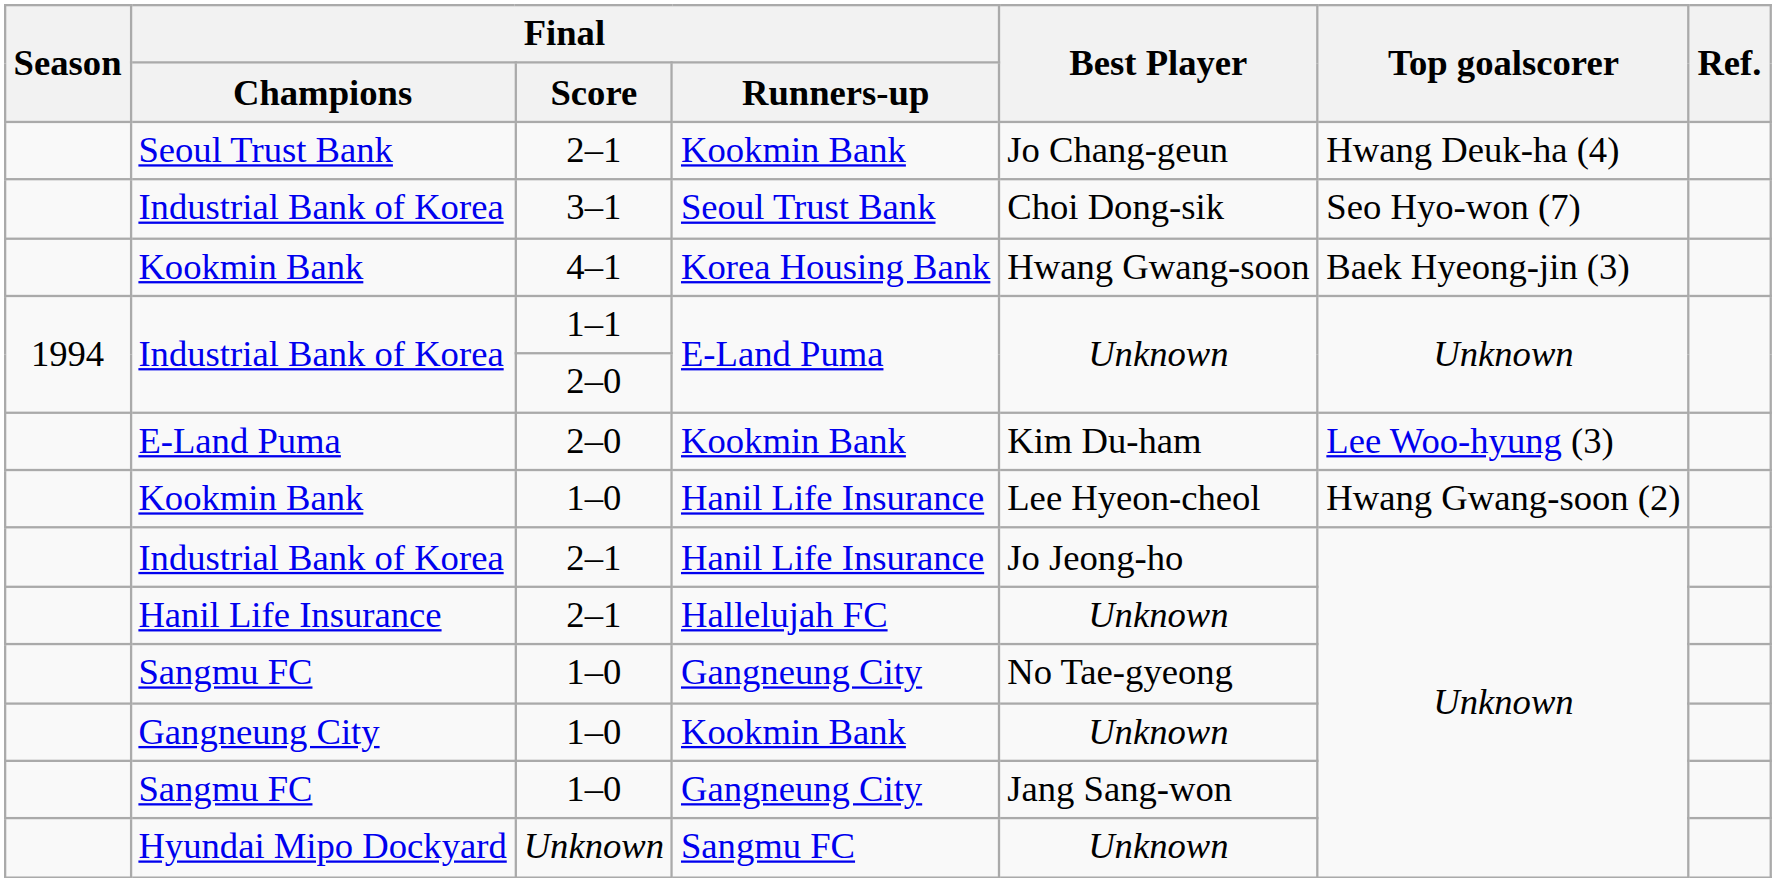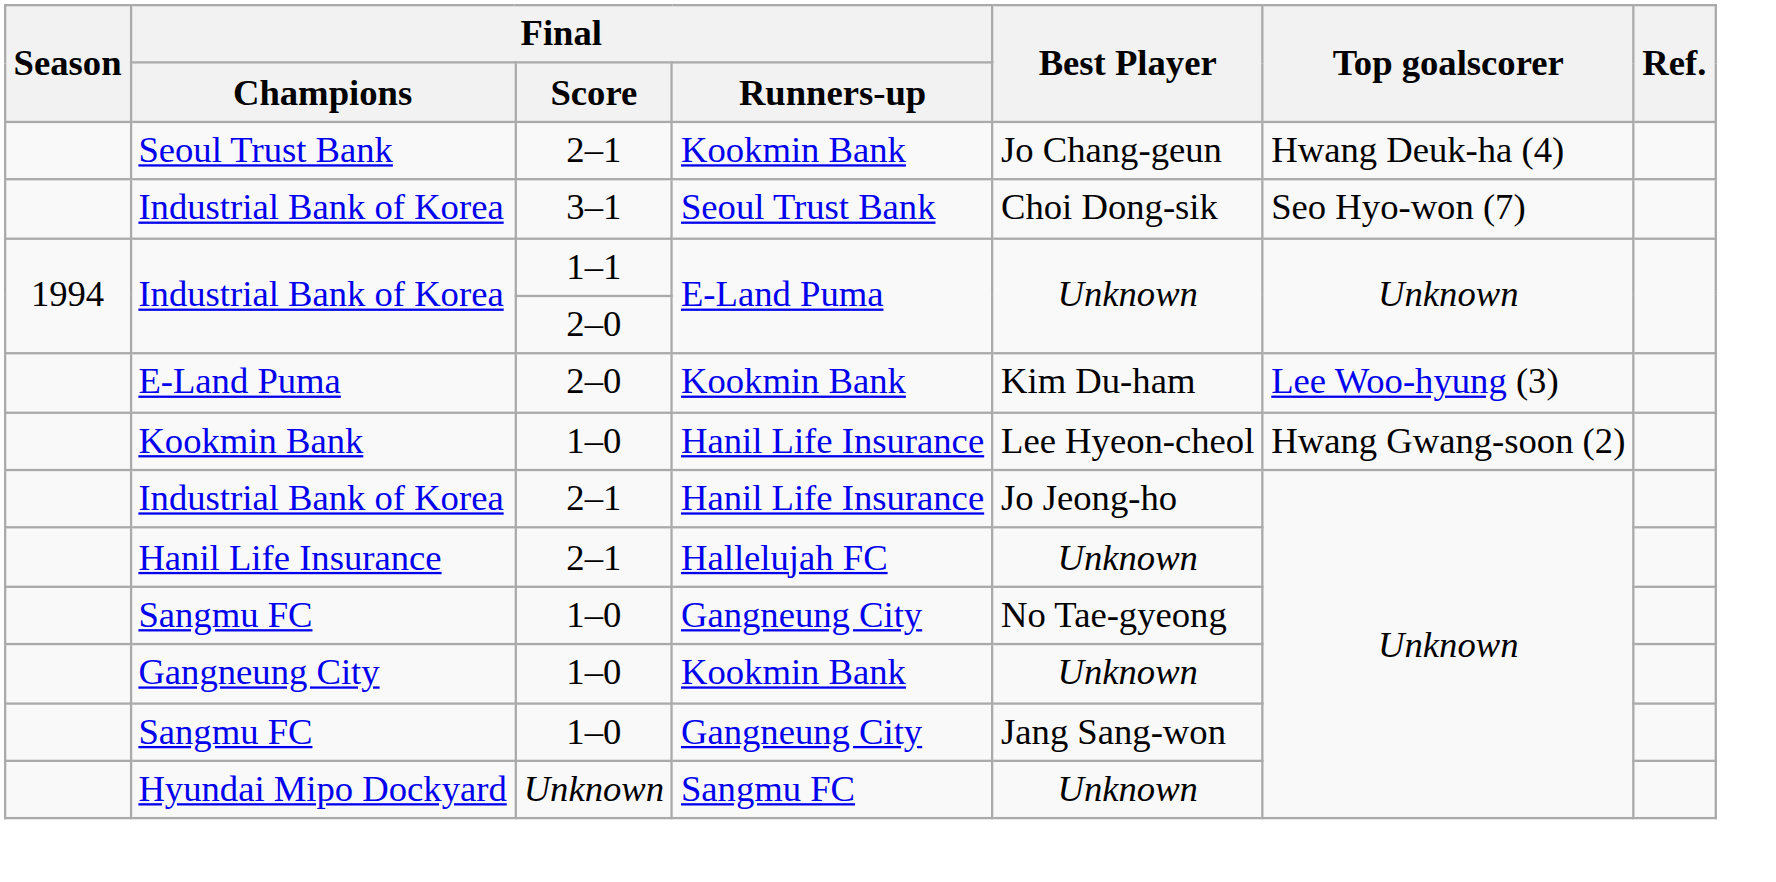- row: (251, 265)
